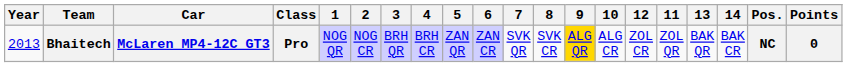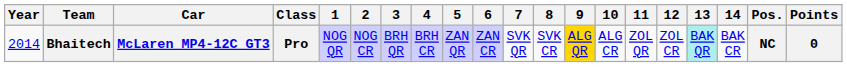columns swapped: (672, 15) <-> (641, 15)
(24, 44) 2013 -> (24, 44) 2014
(702, 44) no background -> (702, 44) paleturquoise background
